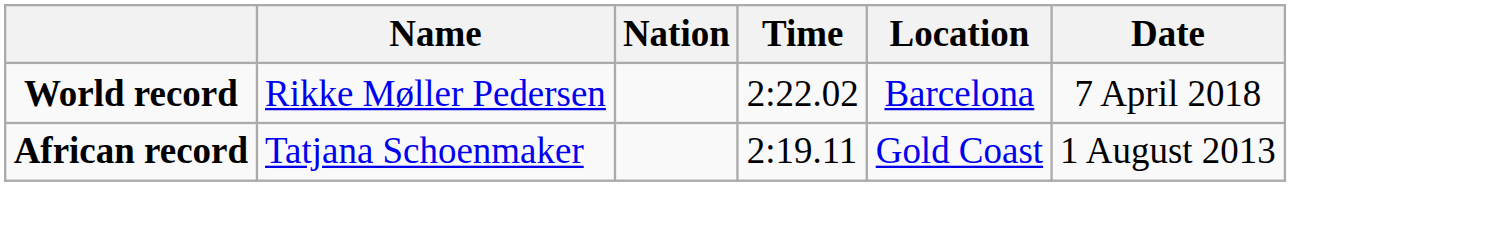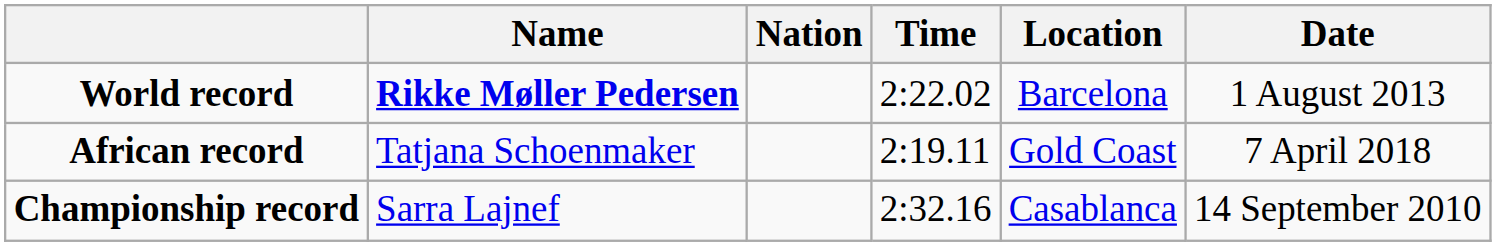(435, 92) normal -> (557, 92) bold
(1168, 92) 7 April 2018 -> (1338, 92) 1 August 2013
(1168, 151) 1 August 2013 -> (1338, 151) 7 April 2018
+ row: (186, 209)
